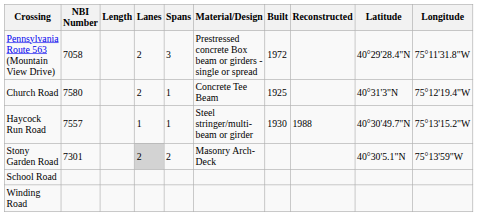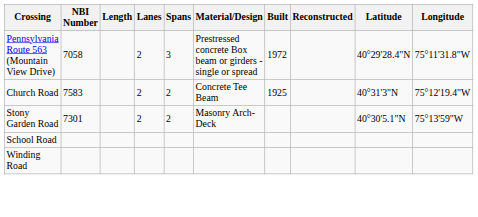(73, 92) 7580 -> (73, 92) 7583
(169, 92) 1 -> (169, 92) 2
- row: (26, 124)
(139, 156) lightgrey background -> (139, 119) no background
